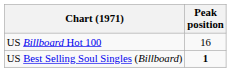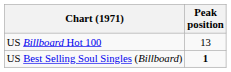(206, 42) 16 -> (206, 42) 13
